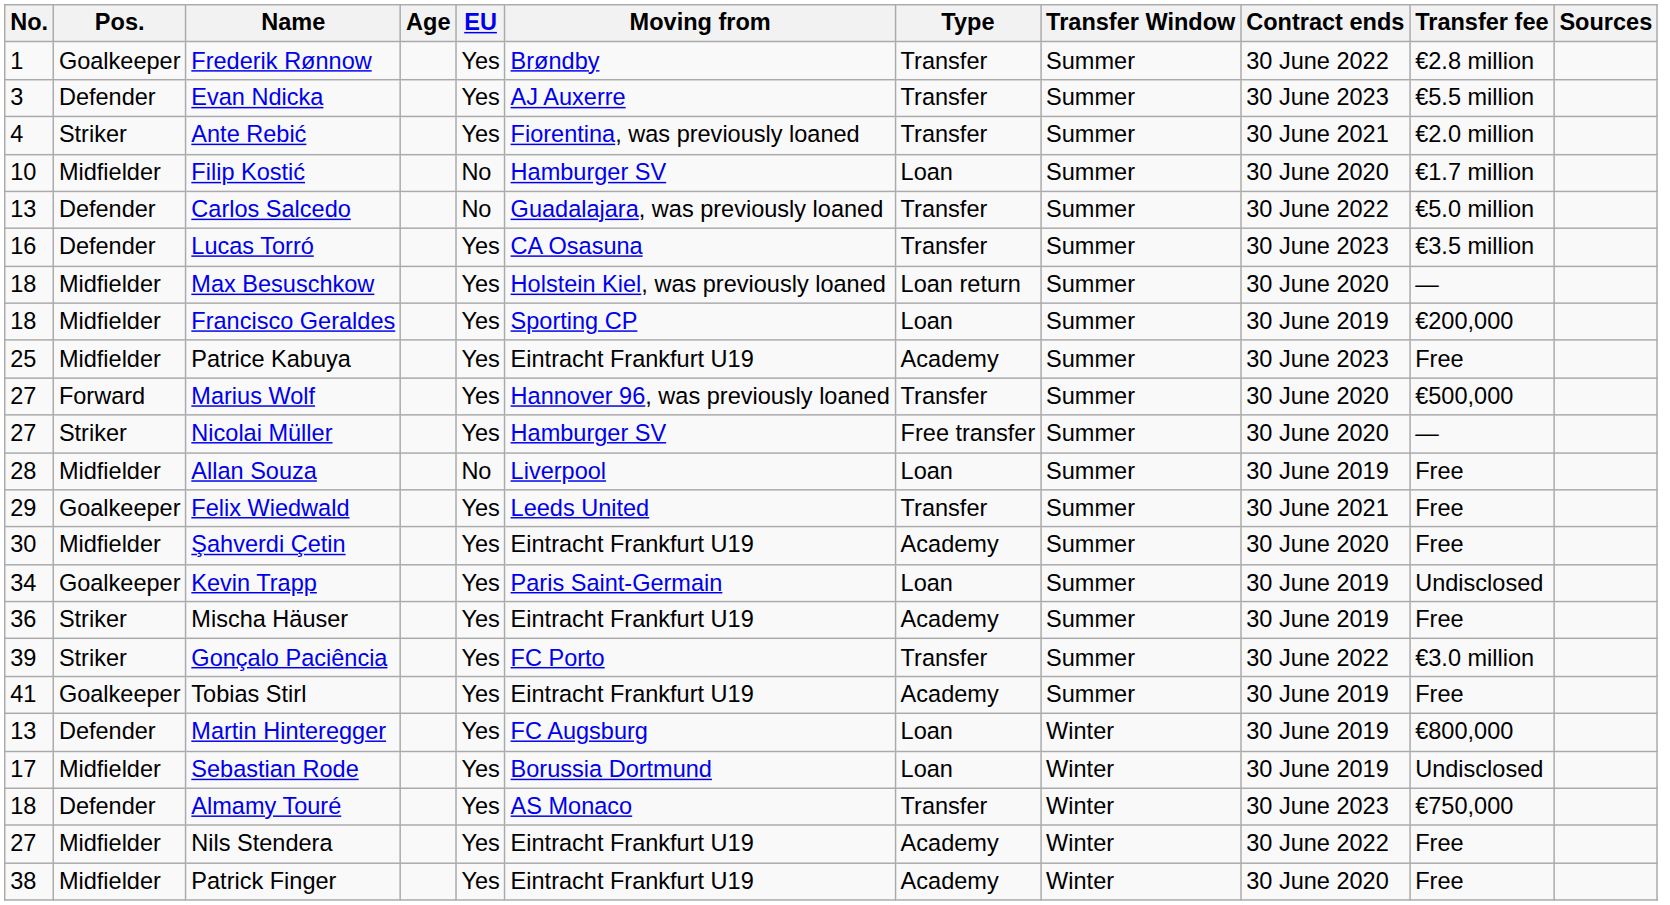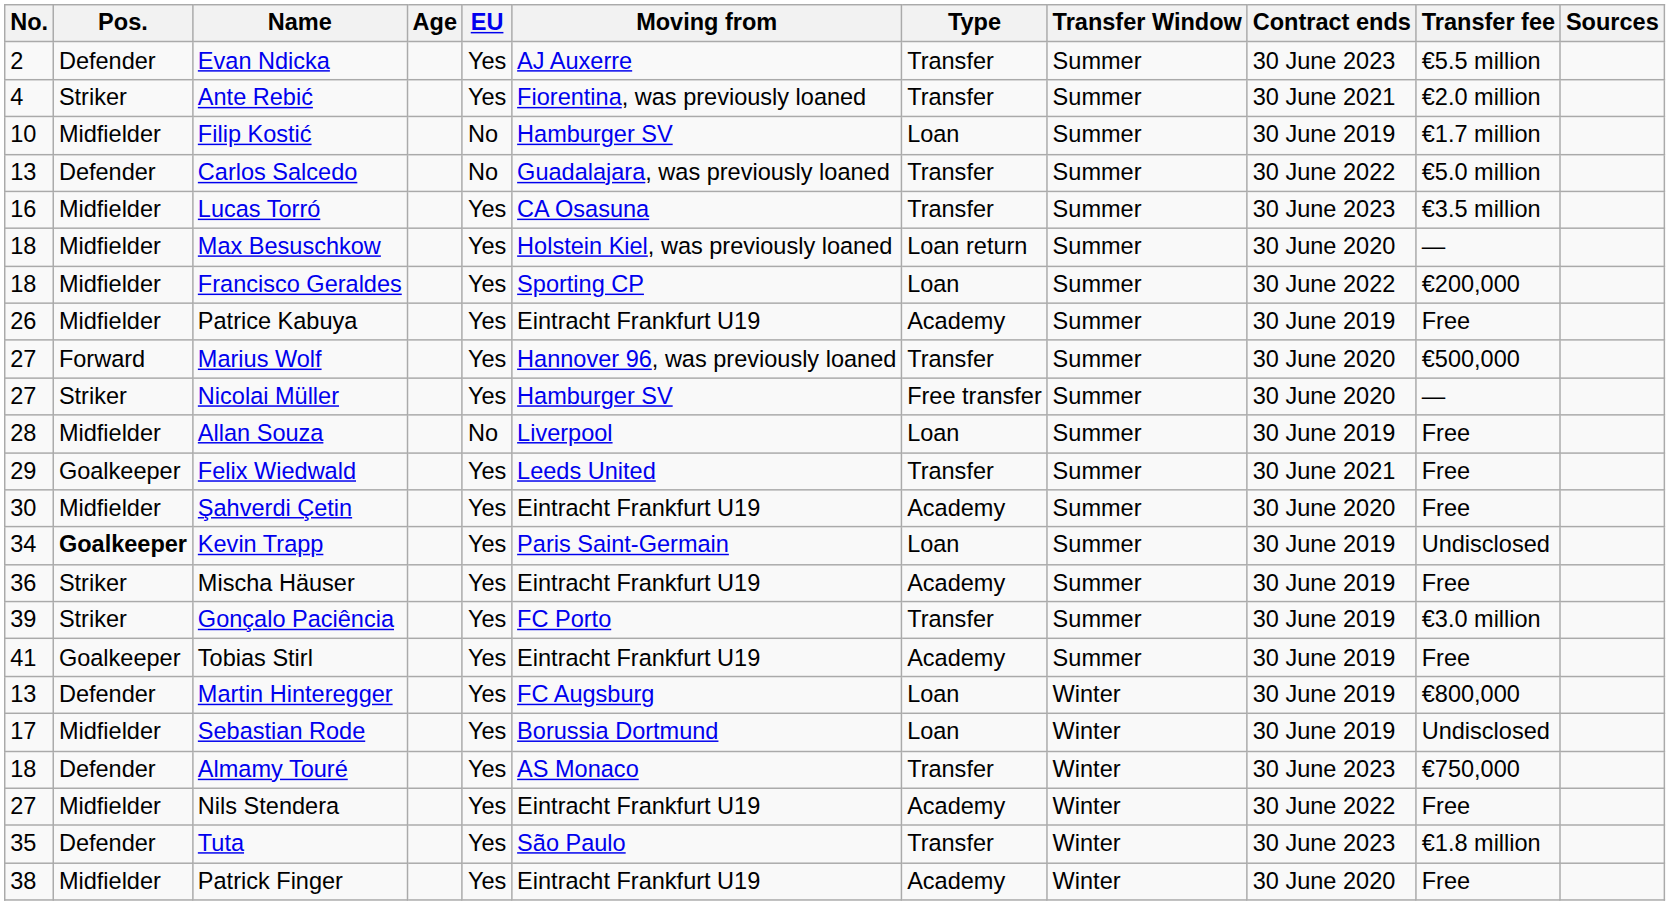- row: (282, 60)
(17, 97) 3 -> (17, 60) 2
(1318, 172) 30 June 2020 -> (1324, 135) 30 June 2019
(107, 246) Defender -> (110, 209) Midfielder
(1318, 321) 30 June 2019 -> (1324, 284) 30 June 2022
(23, 358) 25 -> (23, 321) 26
(1318, 358) 30 June 2023 -> (1324, 321) 30 June 2019
(120, 582) normal -> (123, 545) bold
(1318, 657) 30 June 2022 -> (1324, 619) 30 June 2019
+ row: (221, 843)
